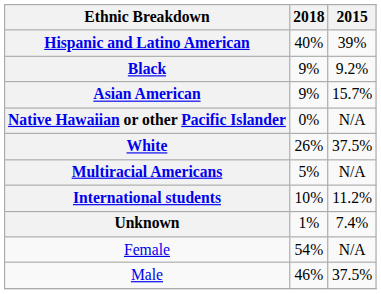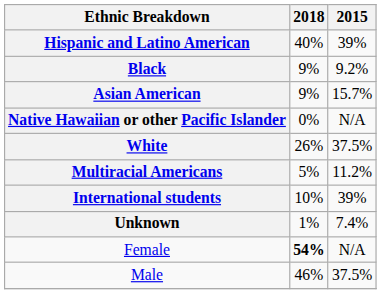(352, 172) N/A -> (352, 172) 11.2%
(352, 198) 11.2% -> (352, 198) 39%
(309, 249) normal -> (309, 249) bold
